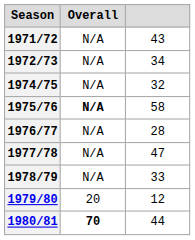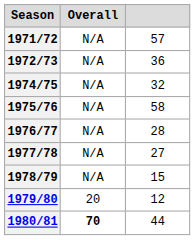(158, 39) 43 -> (158, 39) 57
(158, 62) 34 -> (158, 62) 36
(93, 108) bold -> (93, 108) normal
(158, 154) 47 -> (158, 154) 27
(158, 177) 33 -> (158, 177) 15
